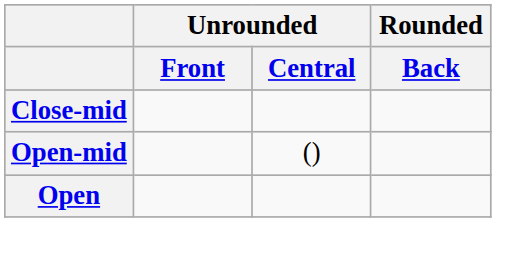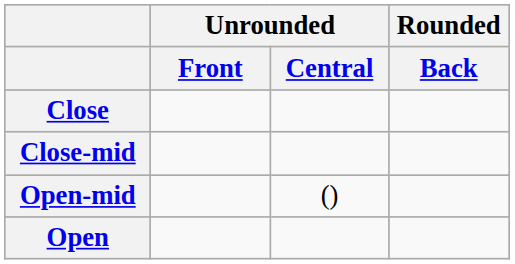+ row: (78, 110)
